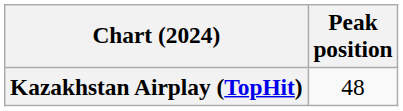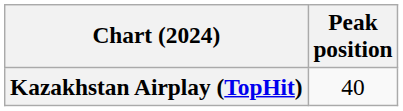(353, 86) 48 -> (353, 86) 40
